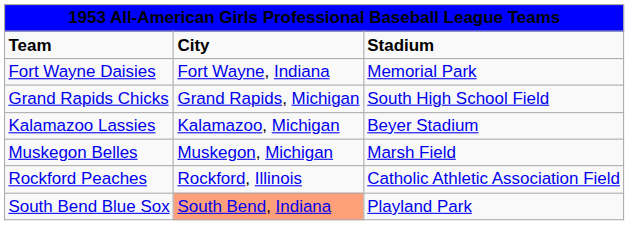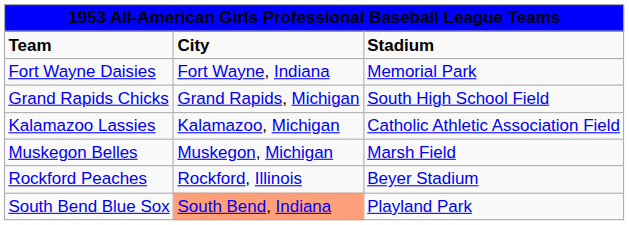(423, 125) Beyer Stadium -> (494, 125) Catholic Athletic Association Field
(494, 179) Catholic Athletic Association Field -> (423, 179) Beyer Stadium
